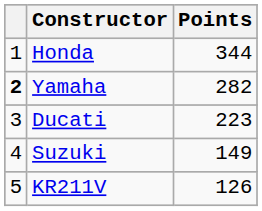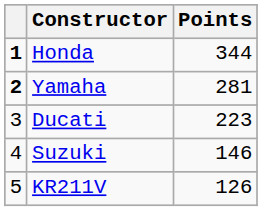(16, 55) normal -> (16, 55) bold
(234, 88) 282 -> (234, 88) 281
(234, 155) 149 -> (234, 155) 146
